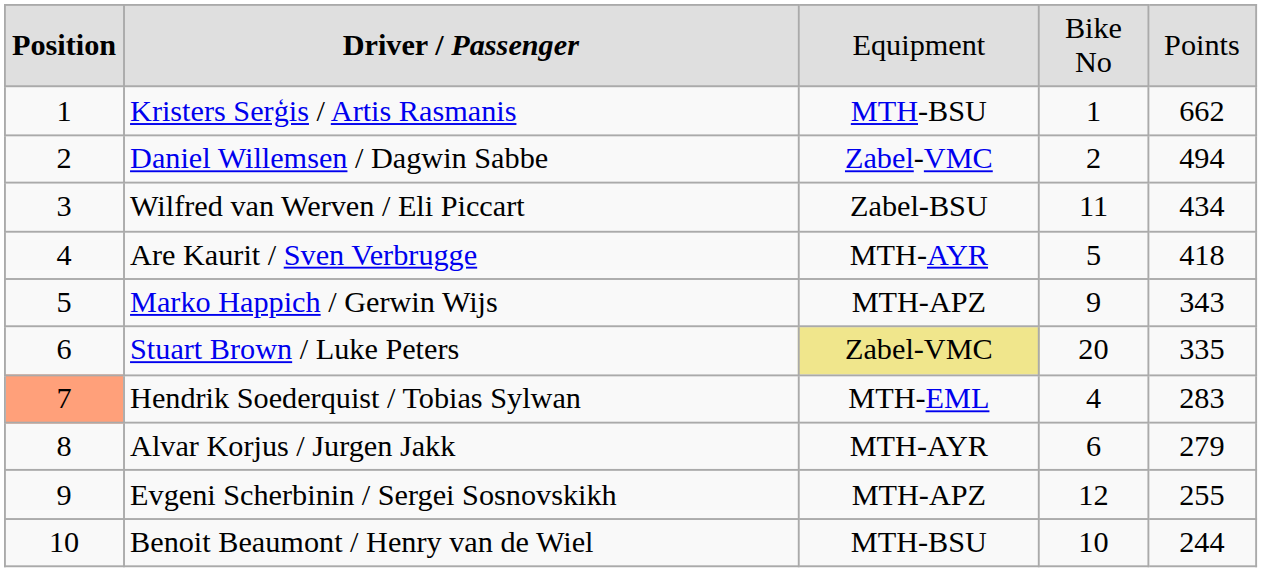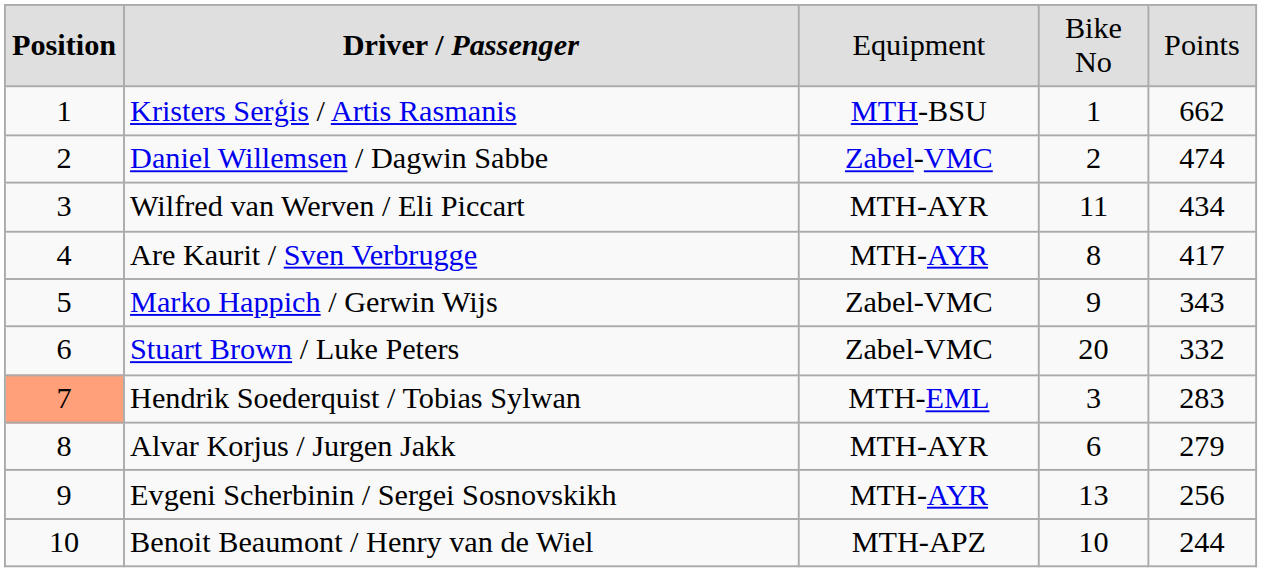(1202, 158) 494 -> (1202, 158) 474
(919, 206) Zabel-BSU -> (919, 206) MTH-AYR
(1093, 254) 5 -> (1093, 254) 8
(1202, 254) 418 -> (1202, 254) 417
(919, 302) MTH-APZ -> (919, 302) Zabel-VMC
(919, 350) khaki background -> (919, 350) no background
(1202, 350) 335 -> (1202, 350) 332
(1093, 398) 4 -> (1093, 398) 3
(919, 494) MTH-APZ -> (919, 494) MTH-AYR
(1093, 494) 12 -> (1093, 494) 13
(1202, 494) 255 -> (1202, 494) 256
(919, 542) MTH-BSU -> (919, 542) MTH-APZ
